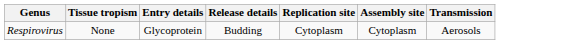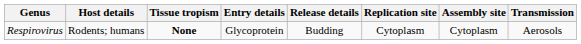+ column: (106, 13)
(103, 30) normal -> (184, 30) bold
